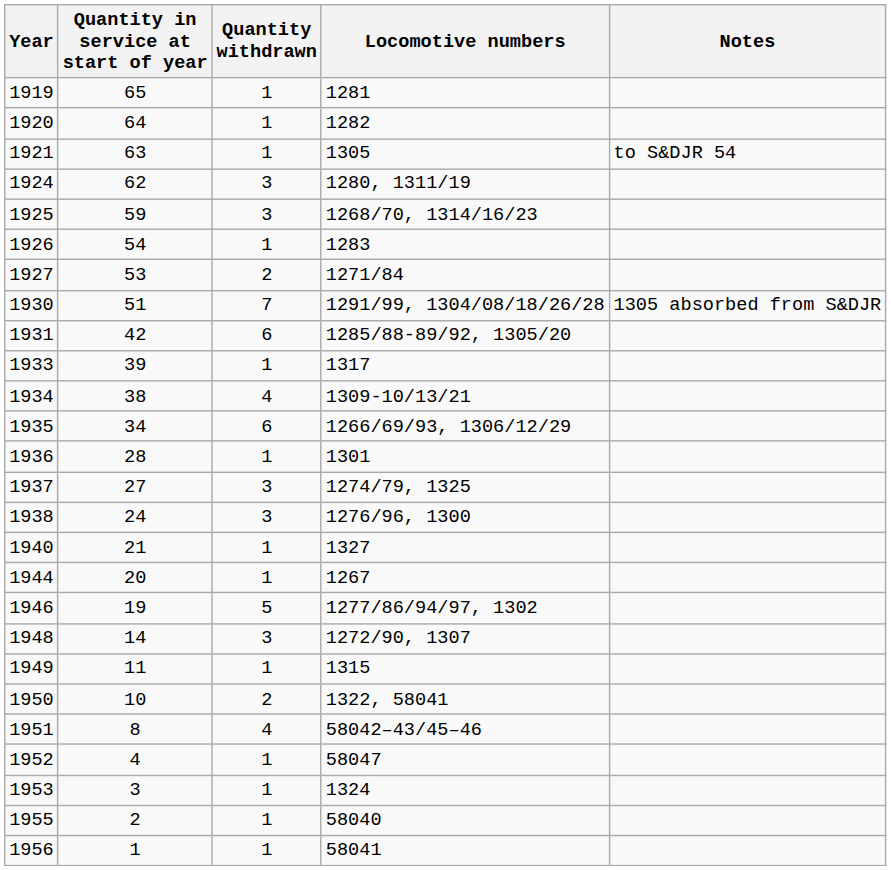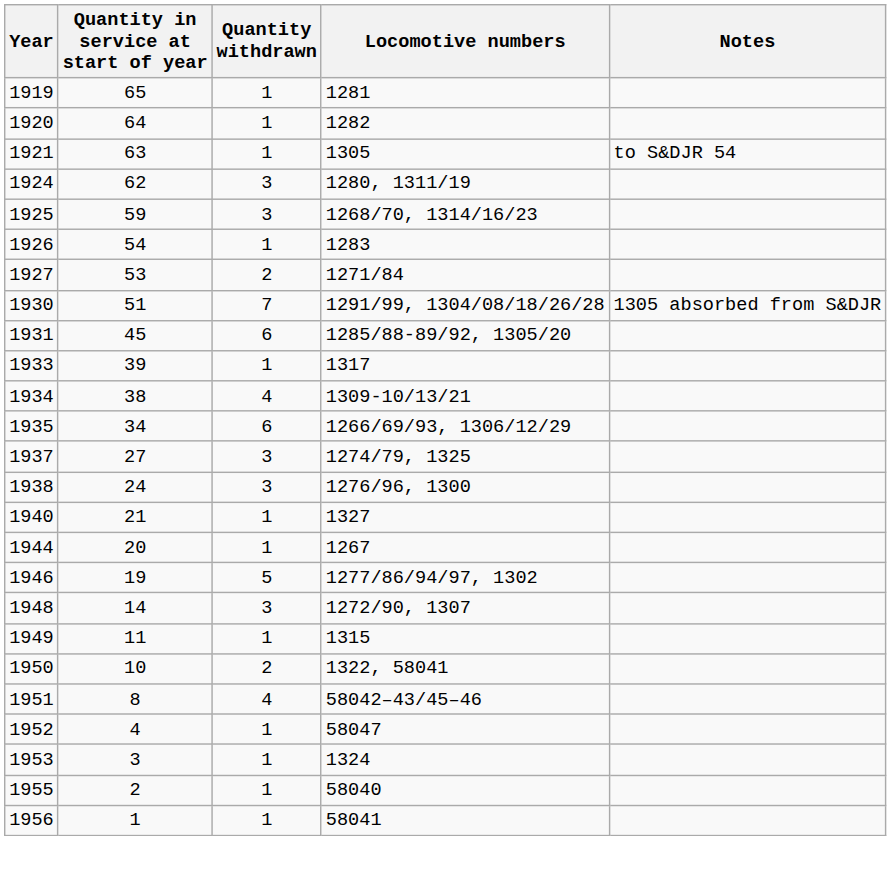(135, 335) 42 -> (135, 335) 45
- row: (31, 457)
